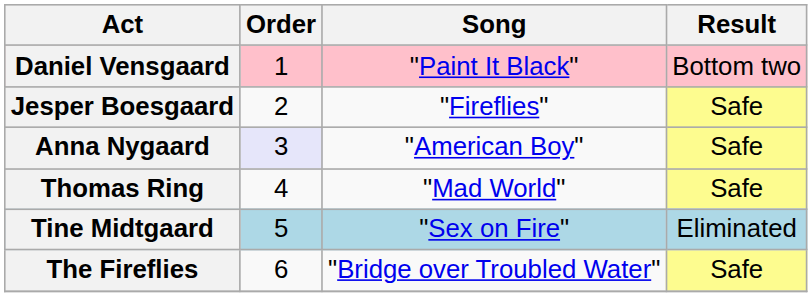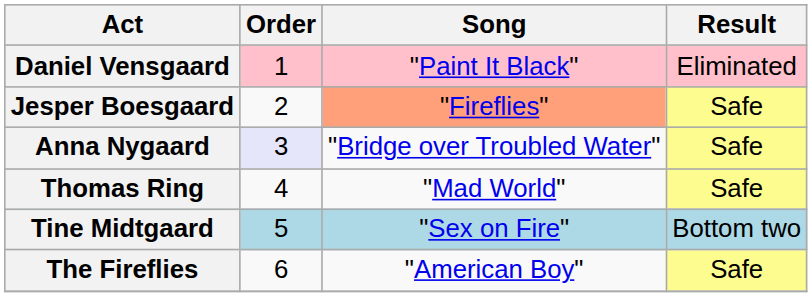(737, 65) Bottom two -> (737, 65) Eliminated
(494, 106) no background -> (494, 106) lightsalmon background
(494, 147) "American Boy" -> (494, 147) "Bridge over Troubled Water"
(737, 229) Eliminated -> (737, 229) Bottom two
(494, 270) "Bridge over Troubled Water" -> (494, 270) "American Boy"
